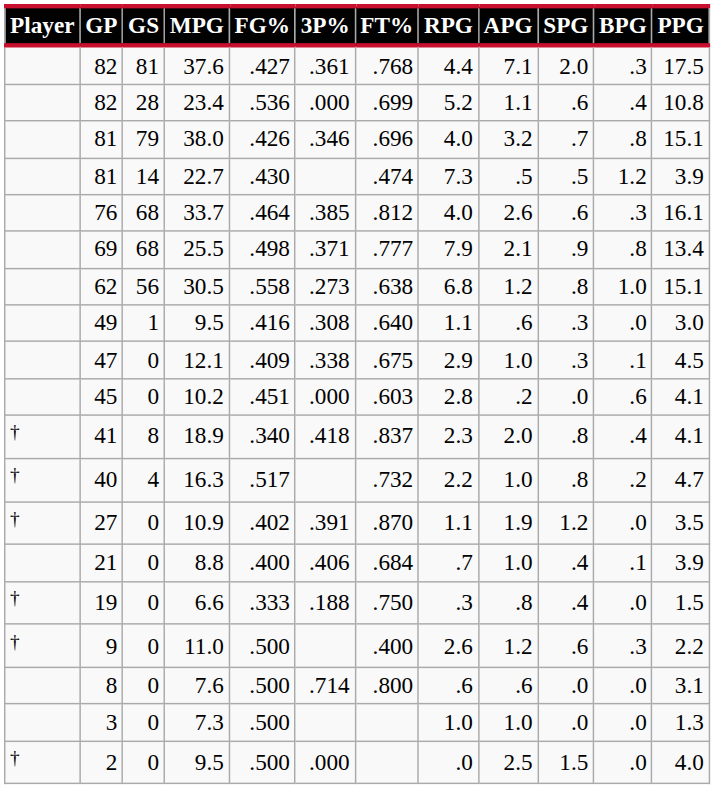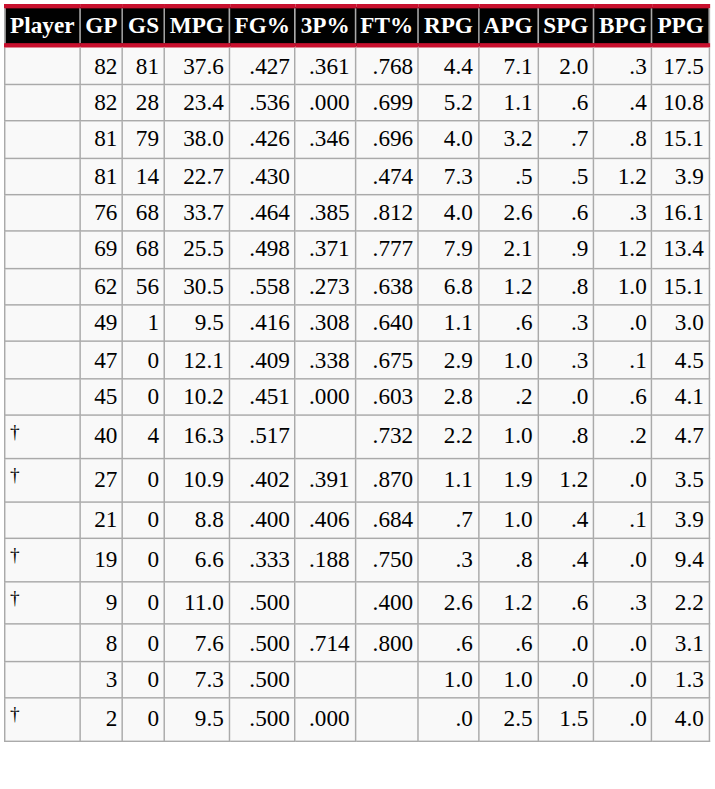(638, 249) .8 -> (632, 249) 1.2
- row: (106, 436)
(689, 602) 1.5 -> (689, 559) 9.4
